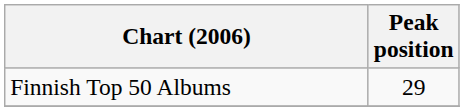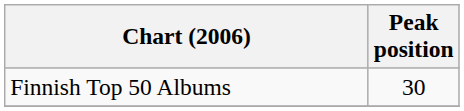(414, 86) 29 -> (414, 86) 30
